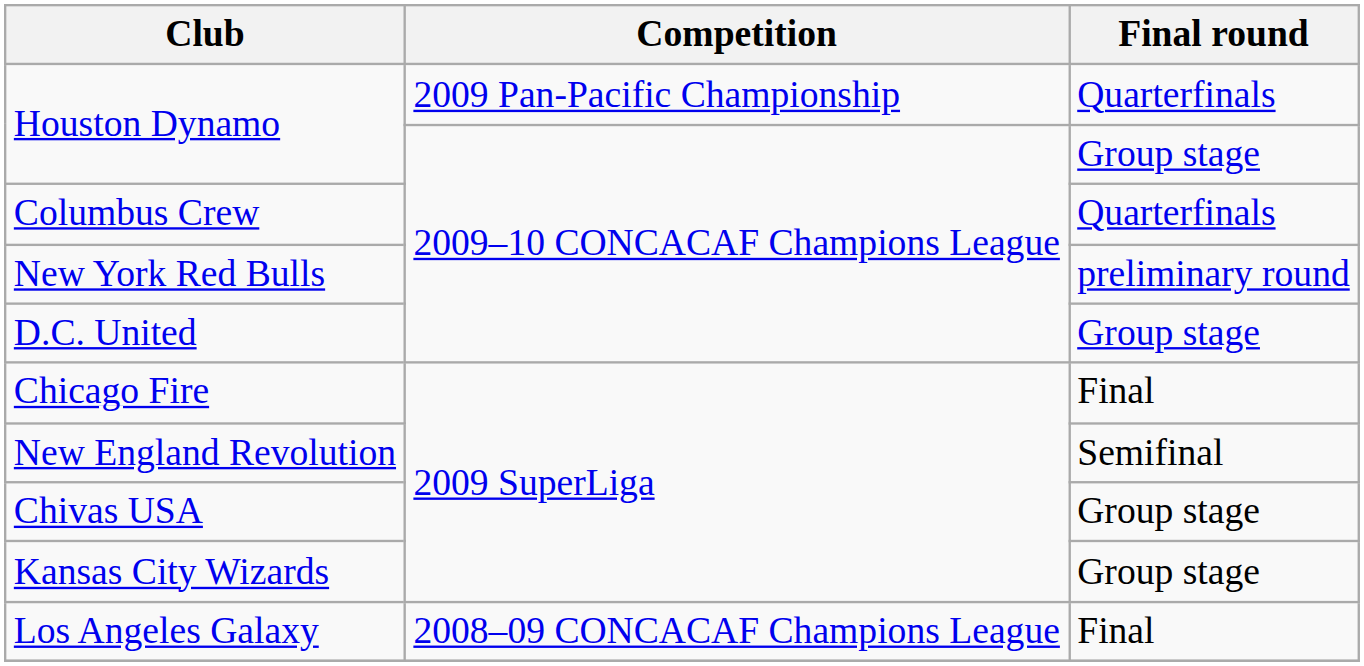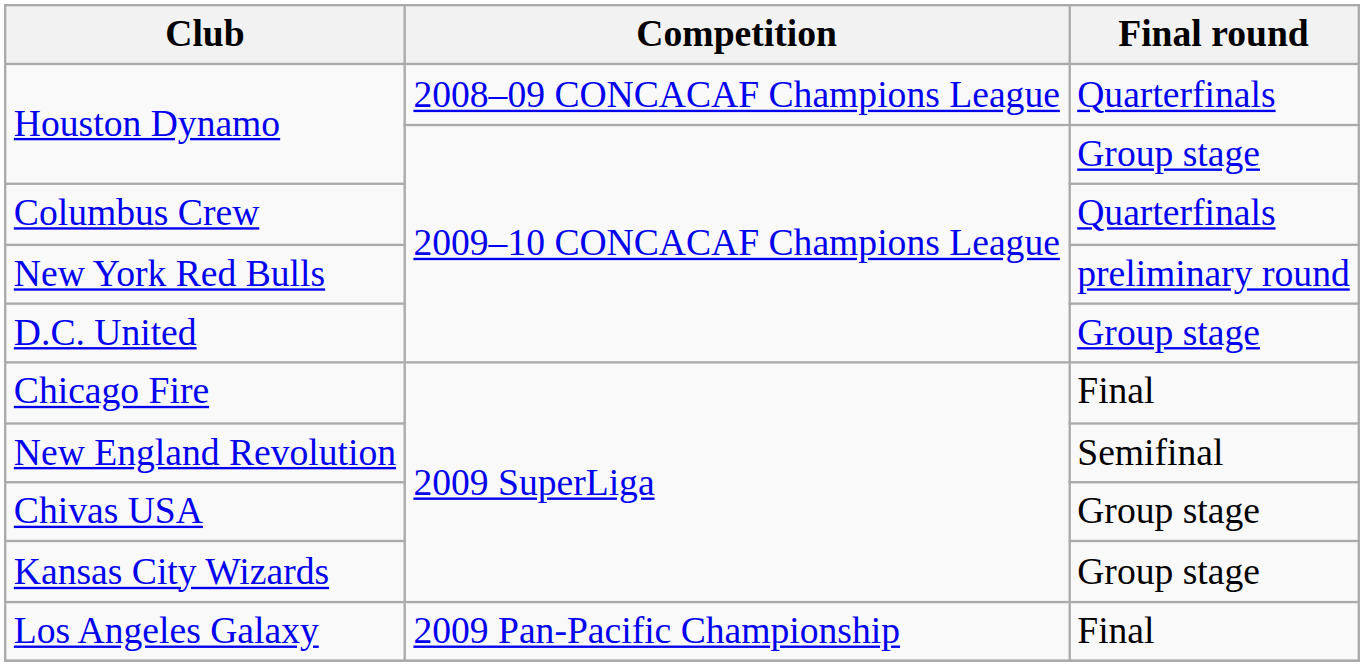(657, 93) 2009 Pan-Pacific Championship -> (737, 93) 2008–09 CONCACAF Champions League
(737, 630) 2008–09 CONCACAF Champions League -> (657, 630) 2009 Pan-Pacific Championship
